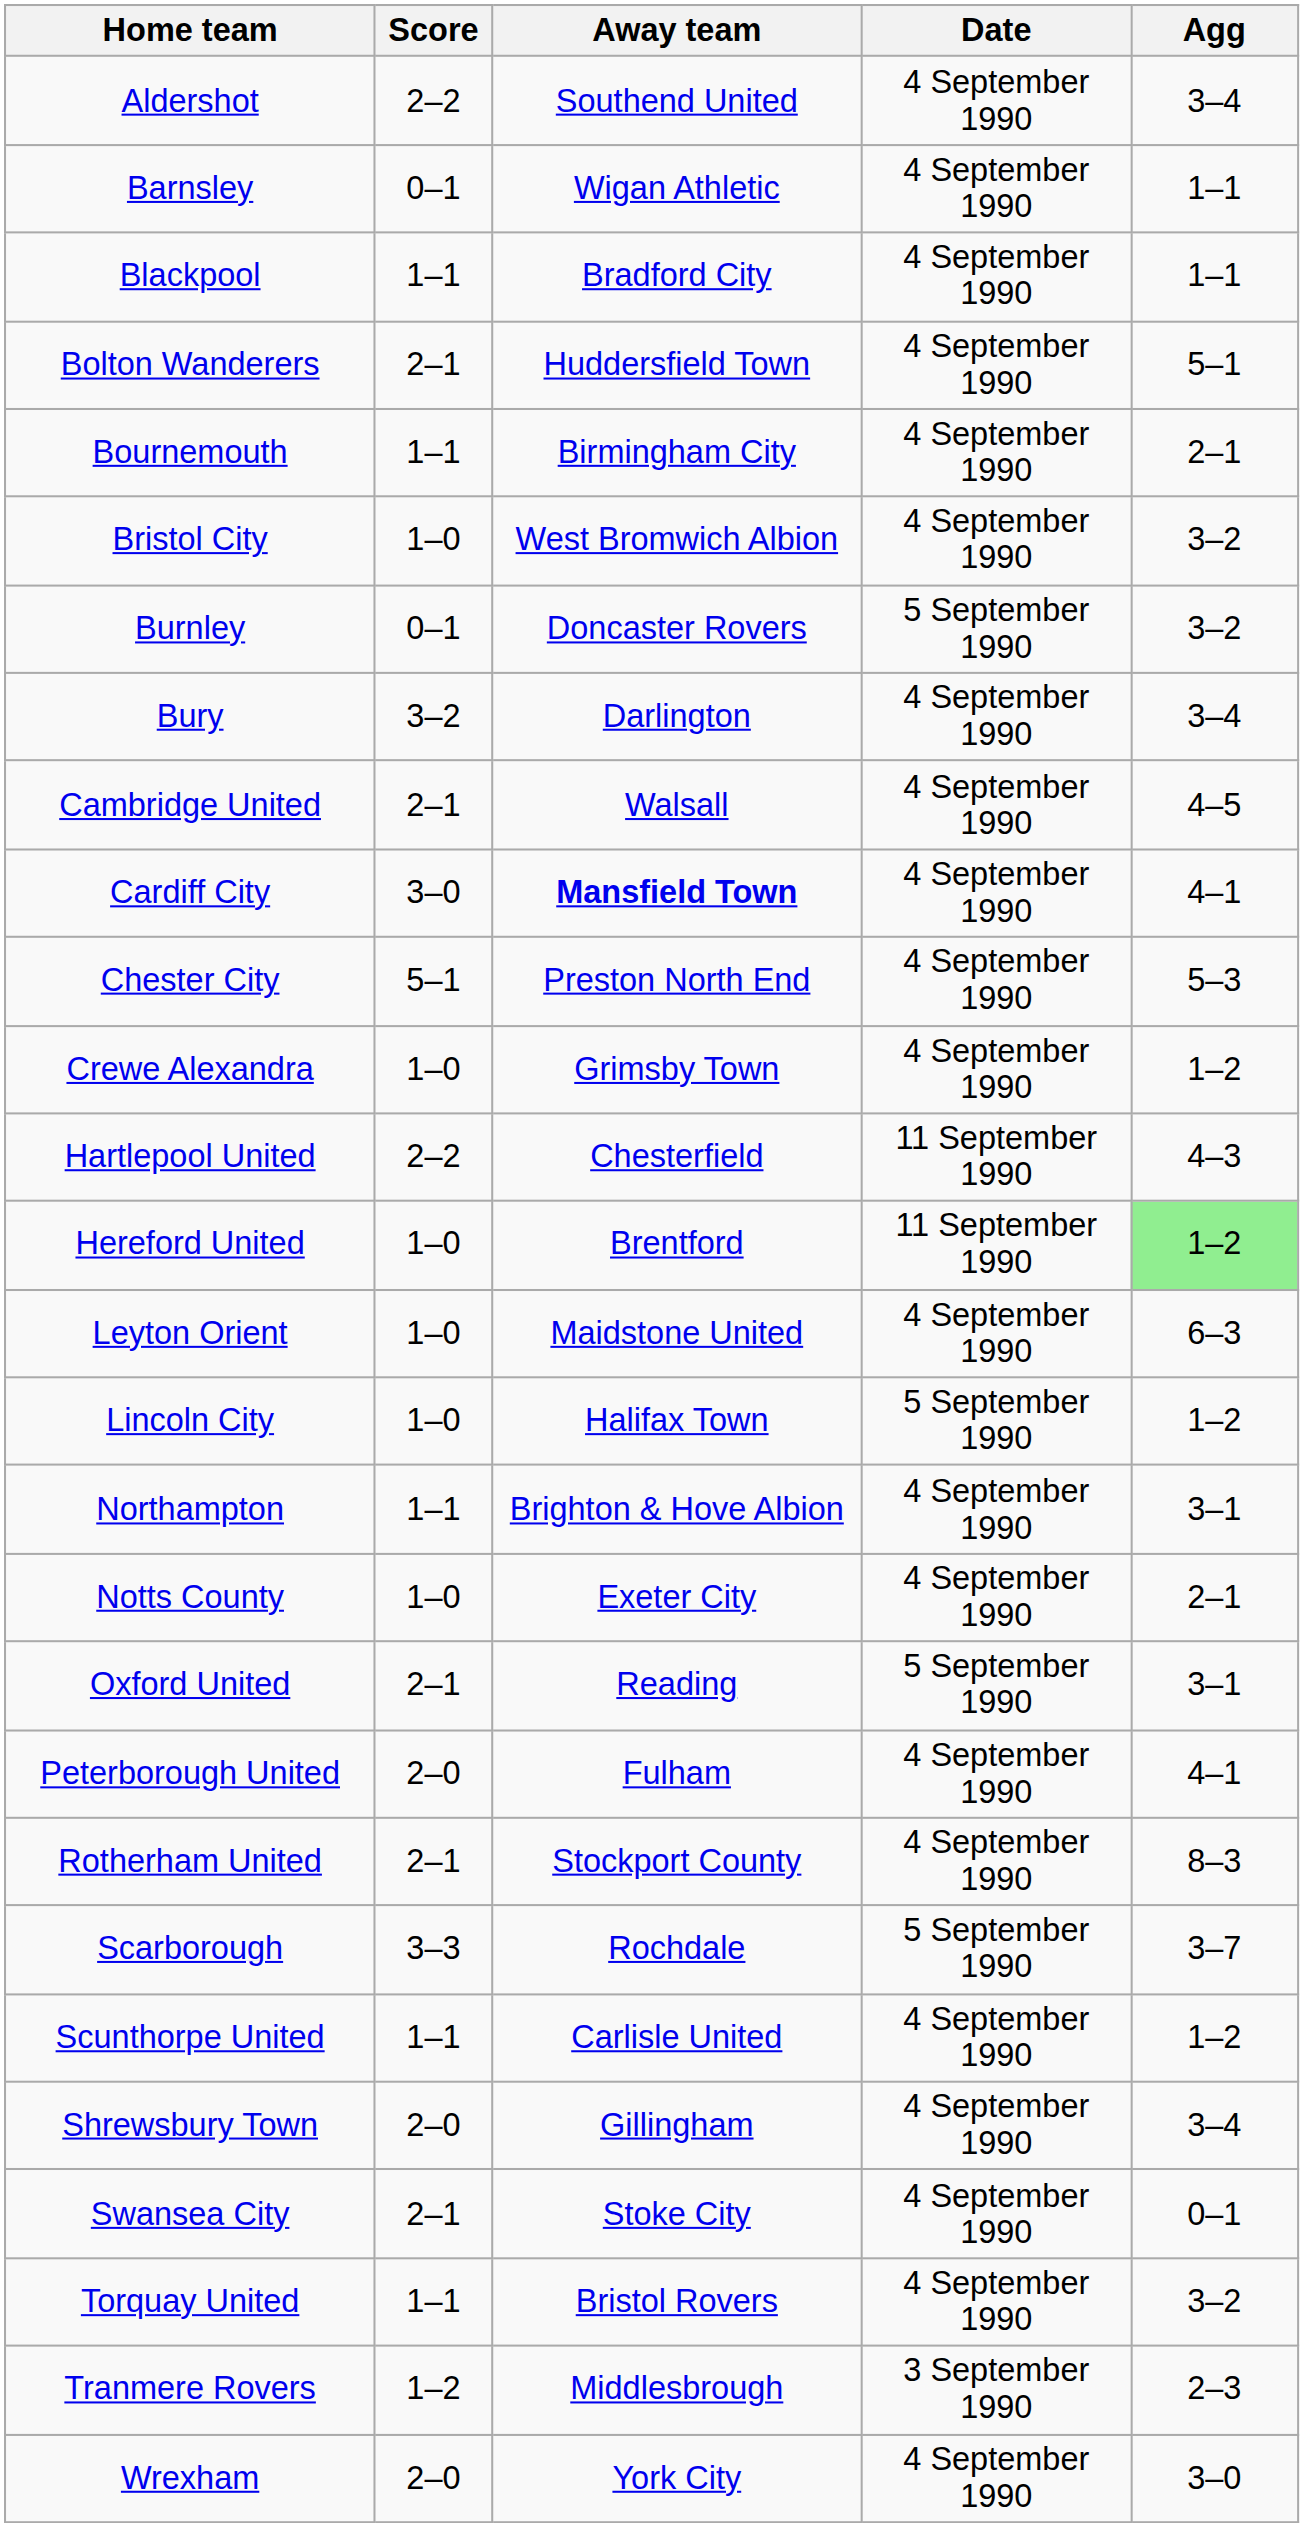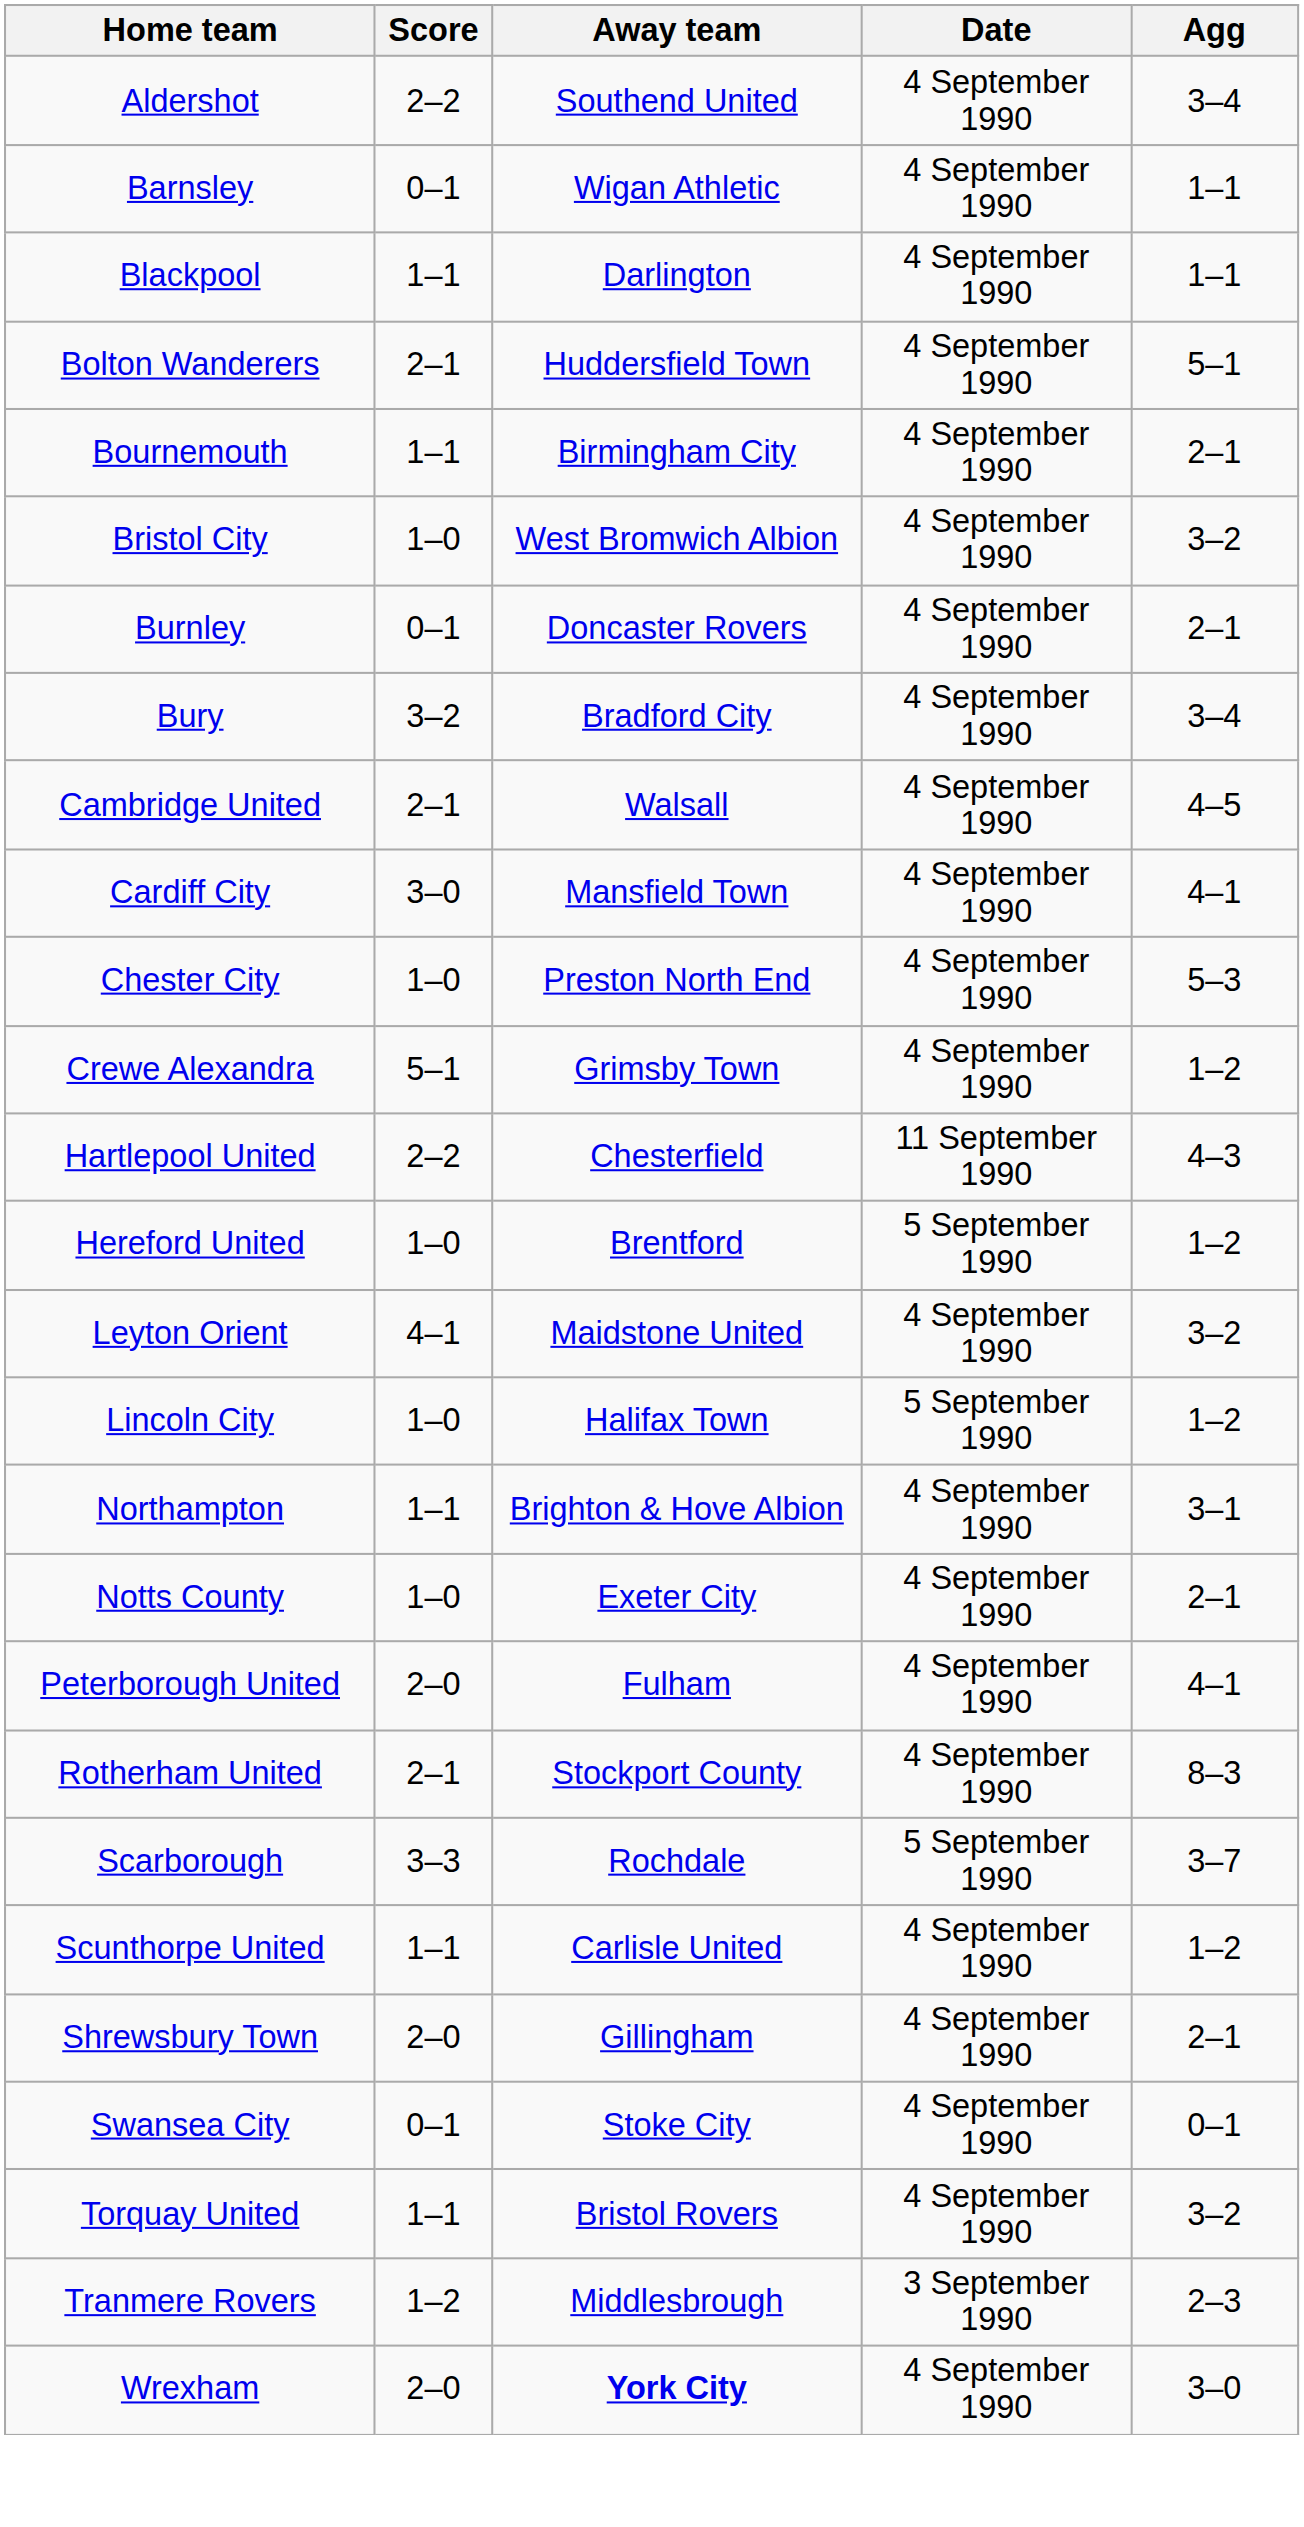(677, 276) Bradford City -> (677, 276) Darlington
(996, 628) 5 September 1990 -> (996, 628) 4 September 1990
(1214, 628) 3–2 -> (1214, 628) 2–1
(677, 716) Darlington -> (677, 716) Bradford City
(677, 892) bold -> (677, 892) normal
(433, 980) 5–1 -> (433, 980) 1–0
(433, 1068) 1–0 -> (433, 1068) 5–1
(996, 1244) 11 September 1990 -> (996, 1244) 5 September 1990
(1214, 1244) lightgreen background -> (1214, 1244) no background
(433, 1332) 1–0 -> (433, 1332) 4–1
(1214, 1332) 6–3 -> (1214, 1332) 3–2
- row: (190, 1684)
(1214, 2125) 3–4 -> (1214, 2037) 2–1
(433, 2213) 2–1 -> (433, 2125) 0–1
(677, 2477) normal -> (677, 2389) bold
